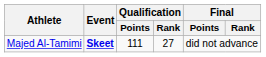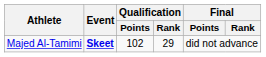(135, 44) 111 -> (135, 44) 102
(168, 44) 27 -> (168, 44) 29
